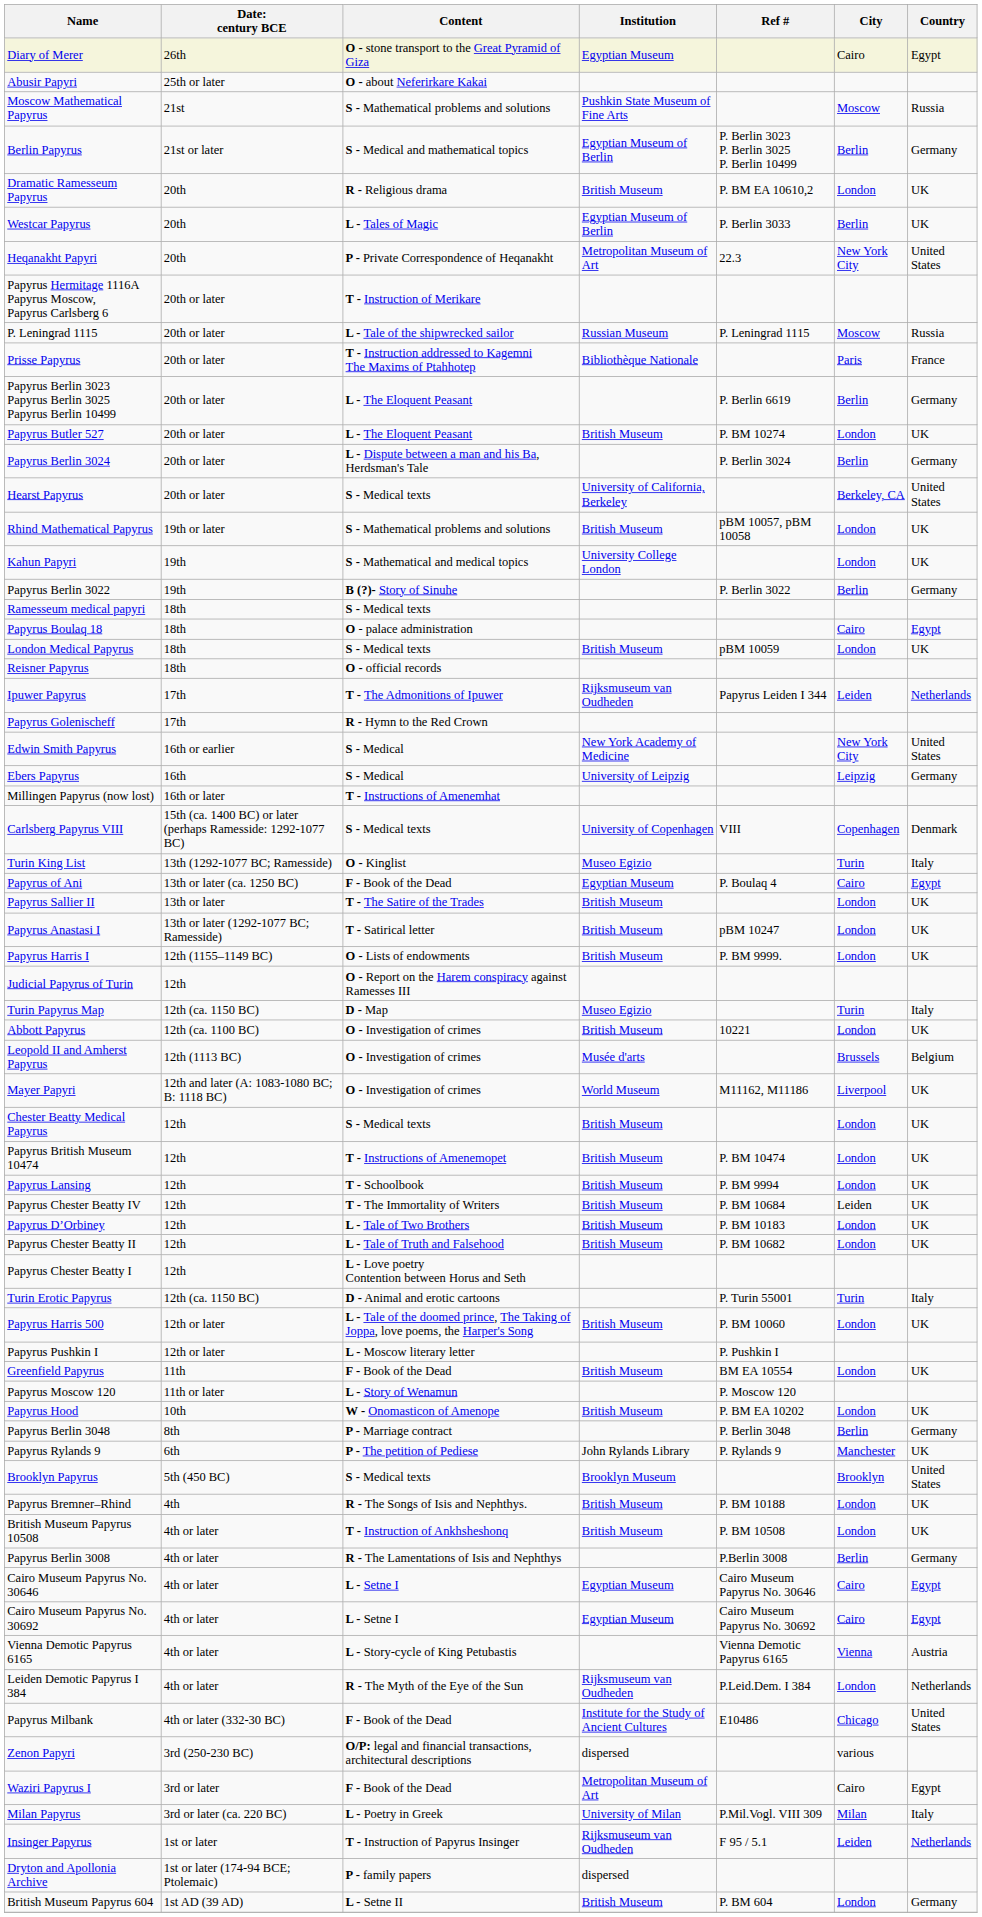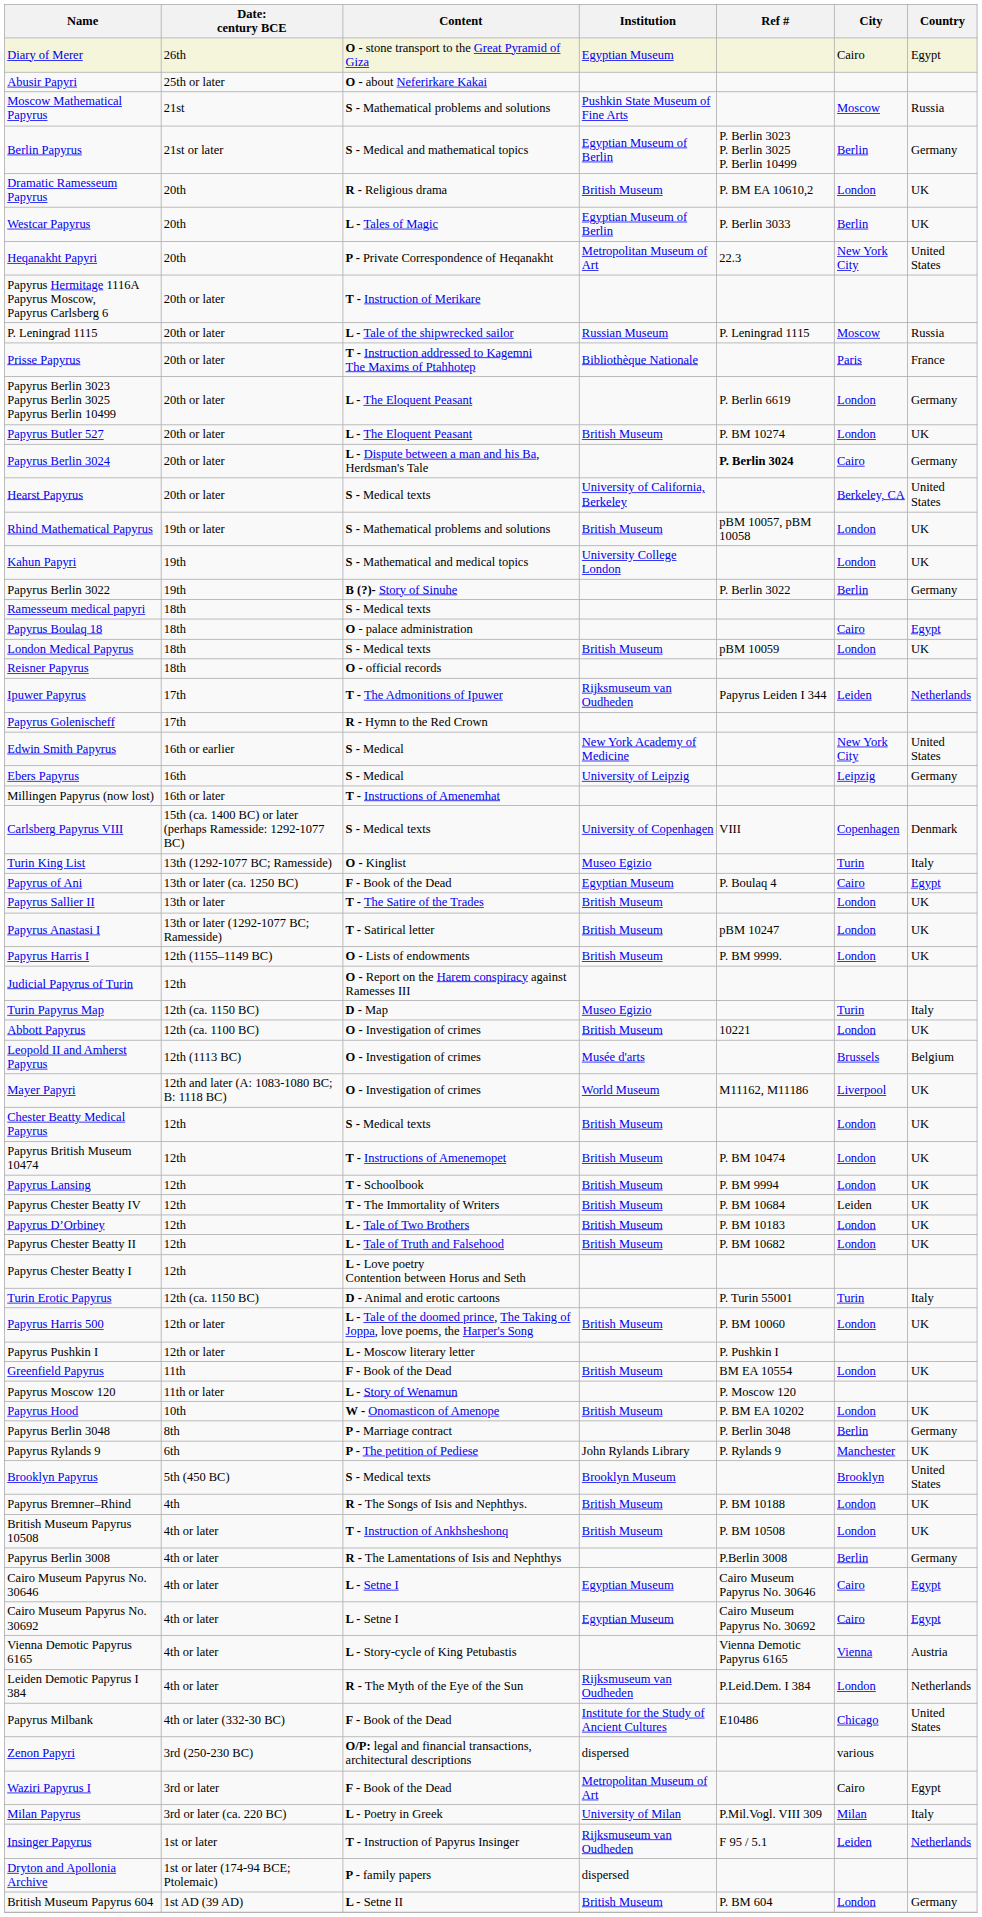(853, 400) Berlin -> (856, 400) London
(755, 461) normal -> (756, 461) bold
(853, 461) Berlin -> (851, 461) Cairo
